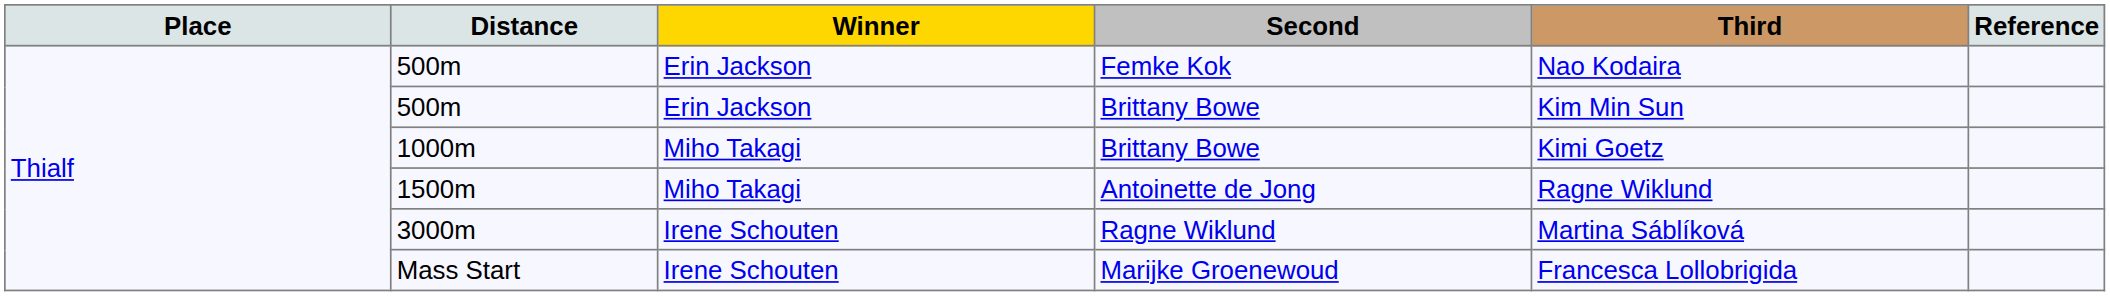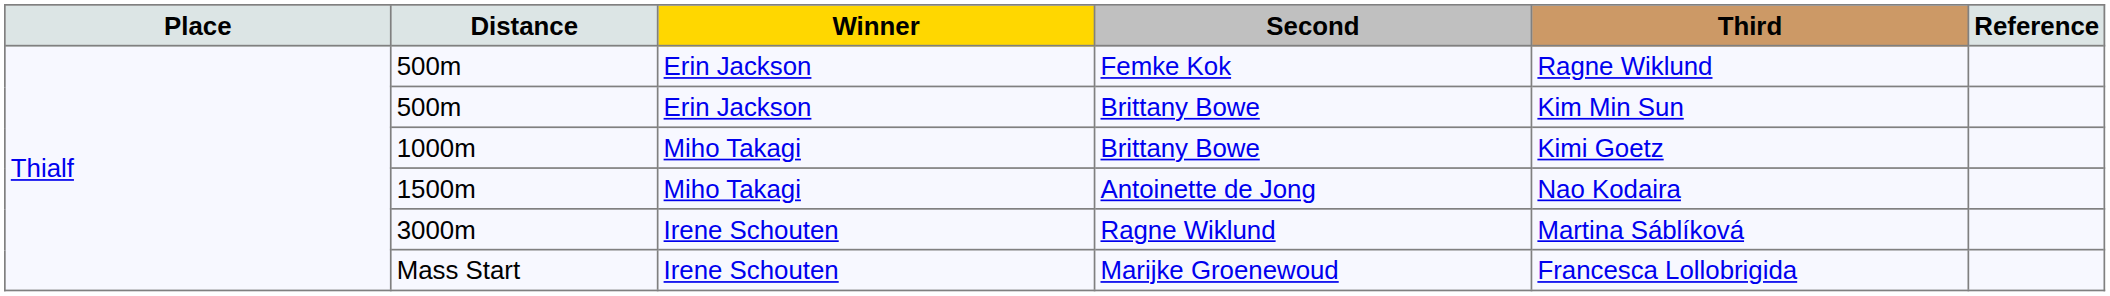(1609, 66) Nao Kodaira -> (1625, 66) Ragne Wiklund
(1625, 188) Ragne Wiklund -> (1609, 188) Nao Kodaira
